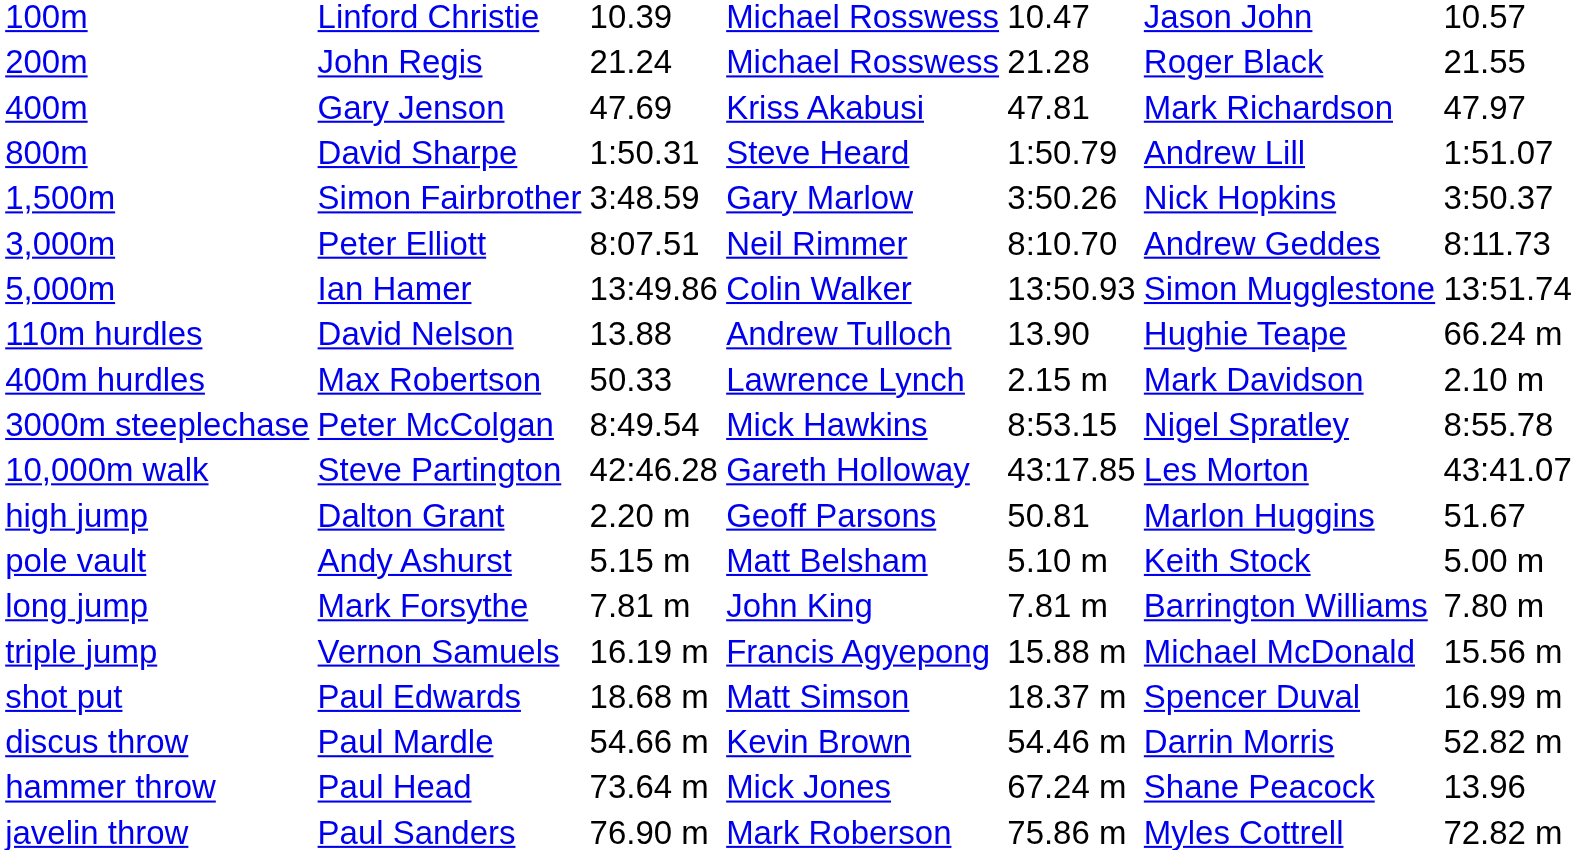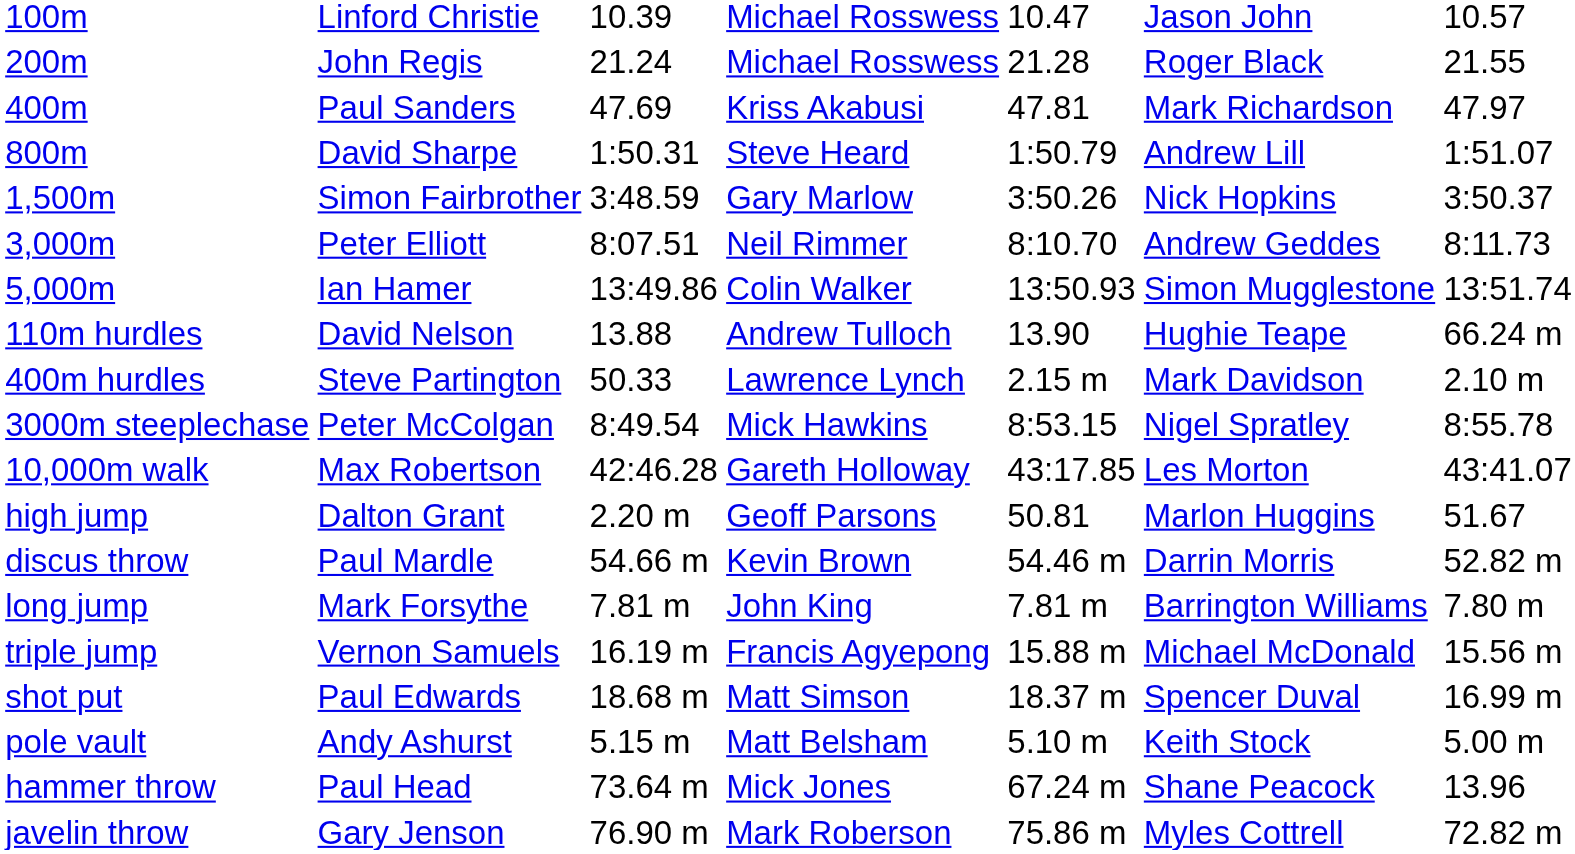(411, 107) Gary Jenson -> (417, 107) Paul Sanders
(429, 379) Max Robertson -> (439, 379) Steve Partington
(439, 470) Steve Partington -> (429, 470) Max Robertson
rows swapped: (76, 561) <-> (97, 742)
(417, 832) Paul Sanders -> (411, 832) Gary Jenson
